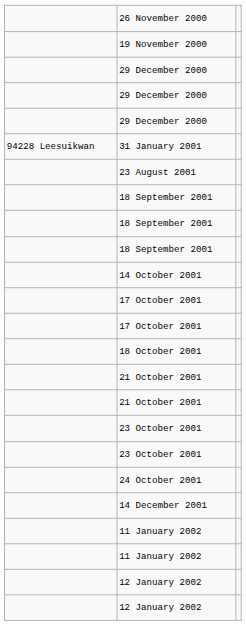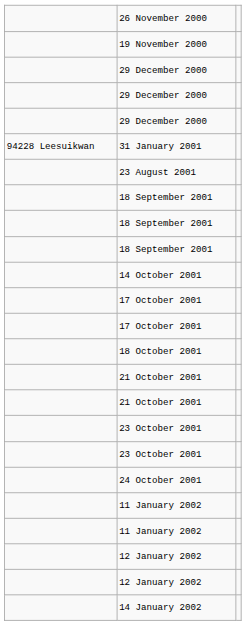- row: (61, 505)
+ row: (61, 608)
